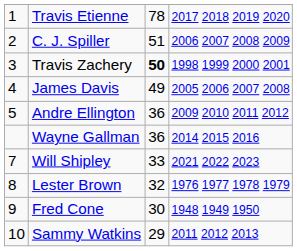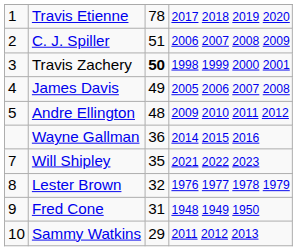(157, 112) 36 -> (157, 112) 48
(157, 161) 33 -> (157, 161) 35
(157, 209) 30 -> (157, 209) 31
